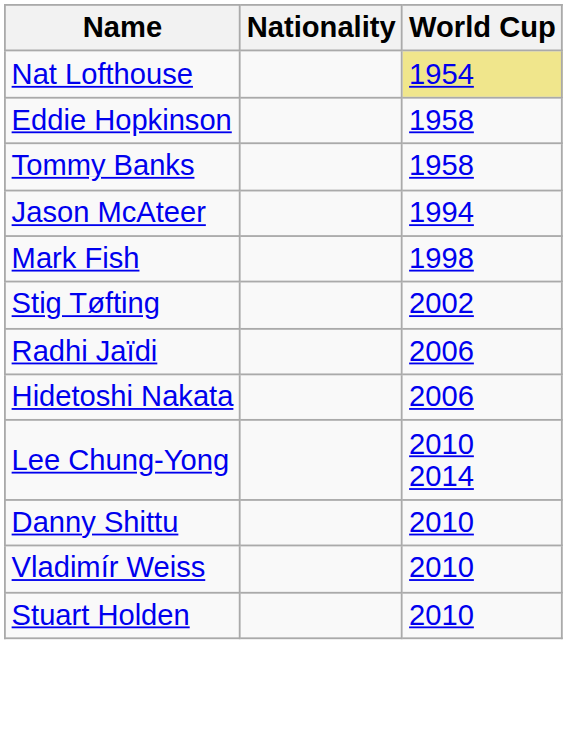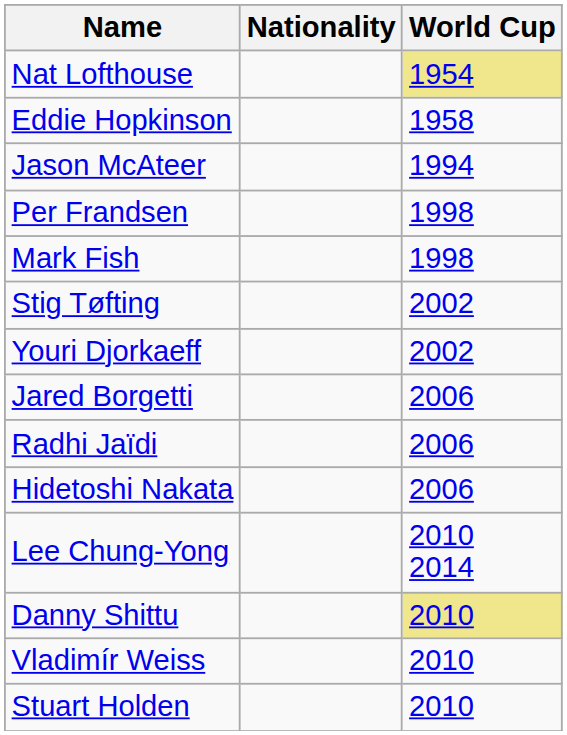- row: (103, 166)
+ row: (100, 212)
+ row: (106, 350)
+ row: (102, 397)
(441, 522) no background -> (441, 614) khaki background
